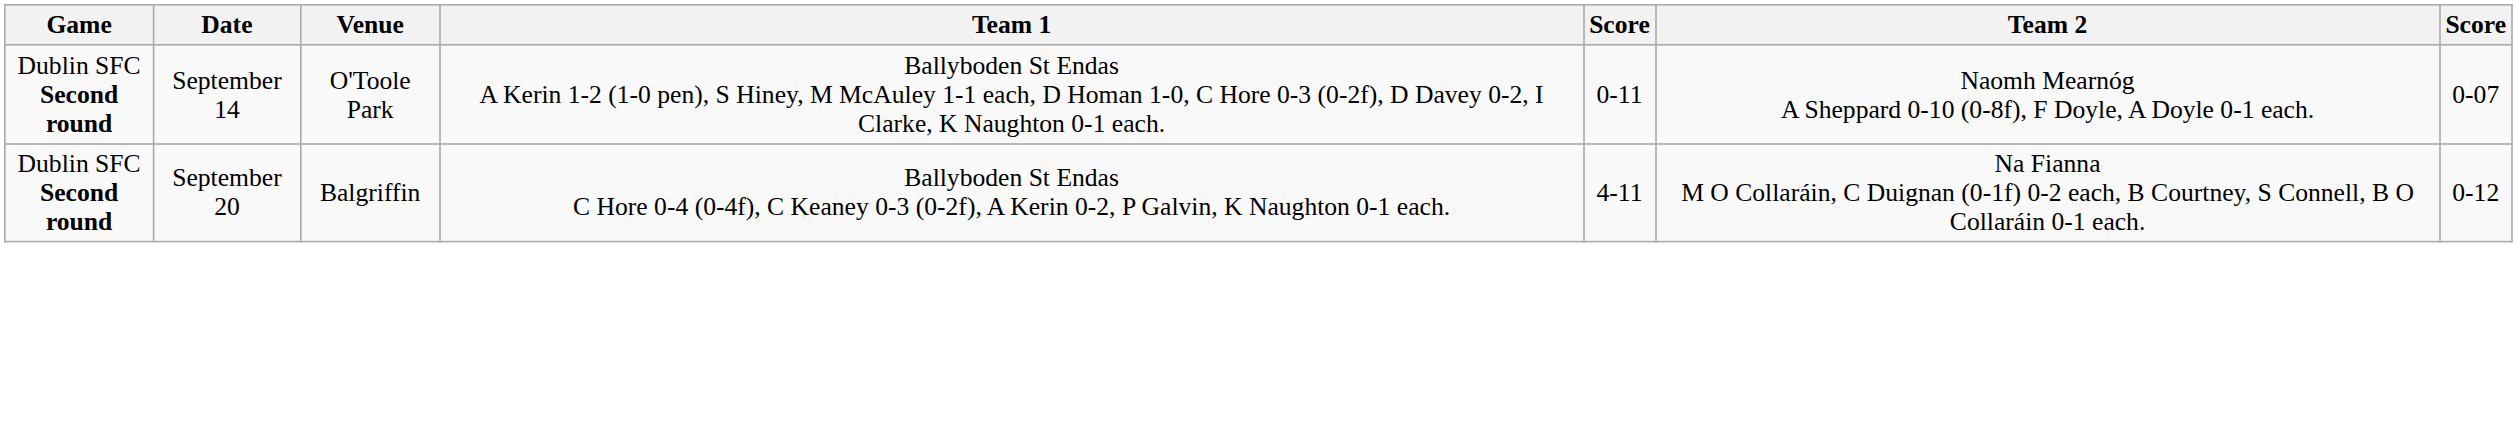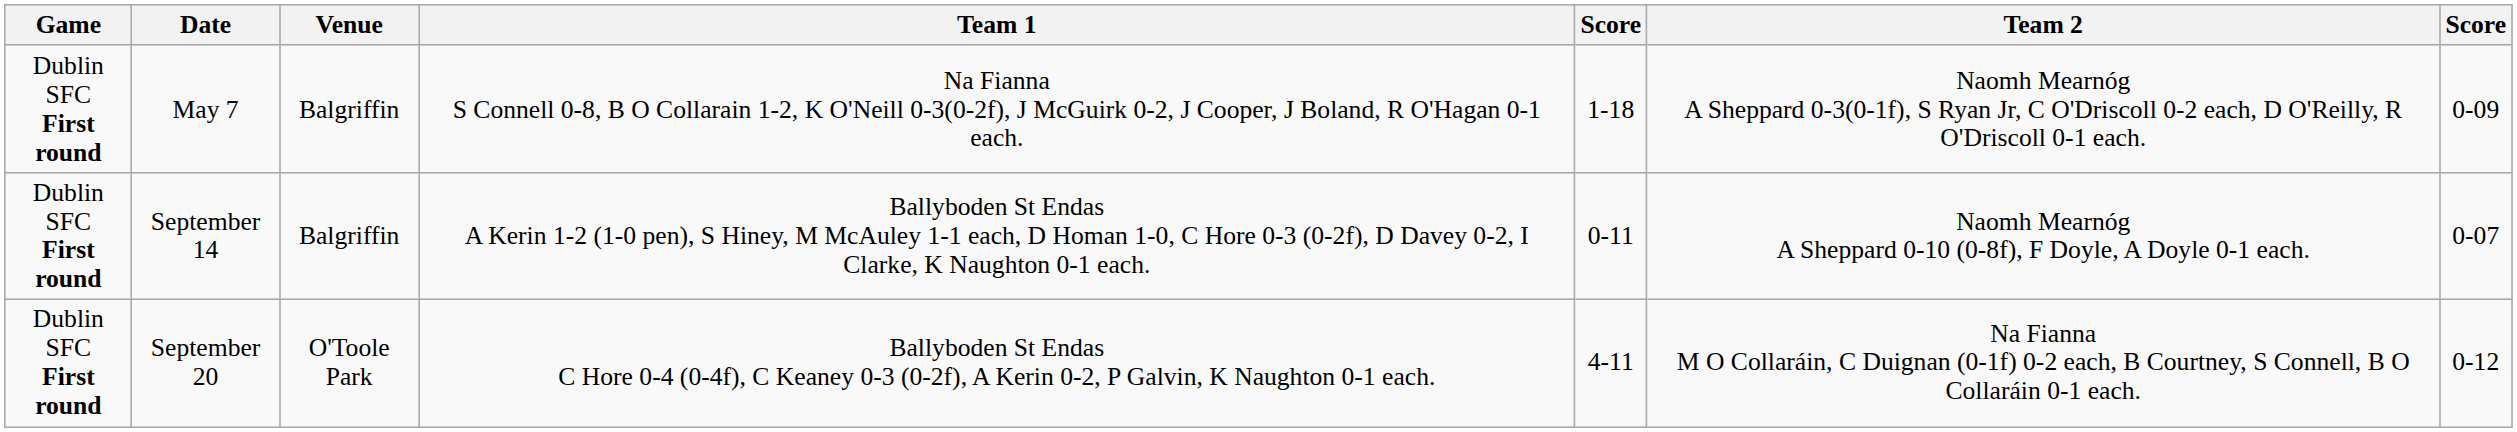+ row: (206, 108)
(79, 94) Dublin SFC Second round -> (68, 235) Dublin SFC First round
(370, 94) O'Toole Park -> (349, 235) Balgriffin
(79, 192) Dublin SFC Second round -> (68, 362) Dublin SFC First round
(370, 192) Balgriffin -> (349, 362) O'Toole Park
